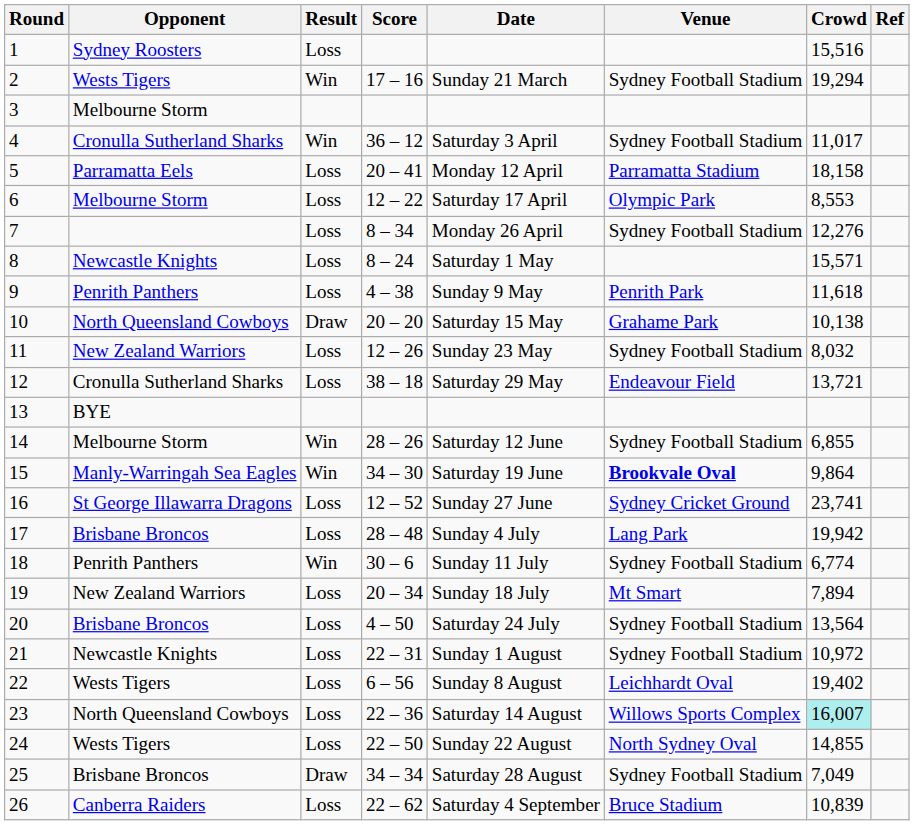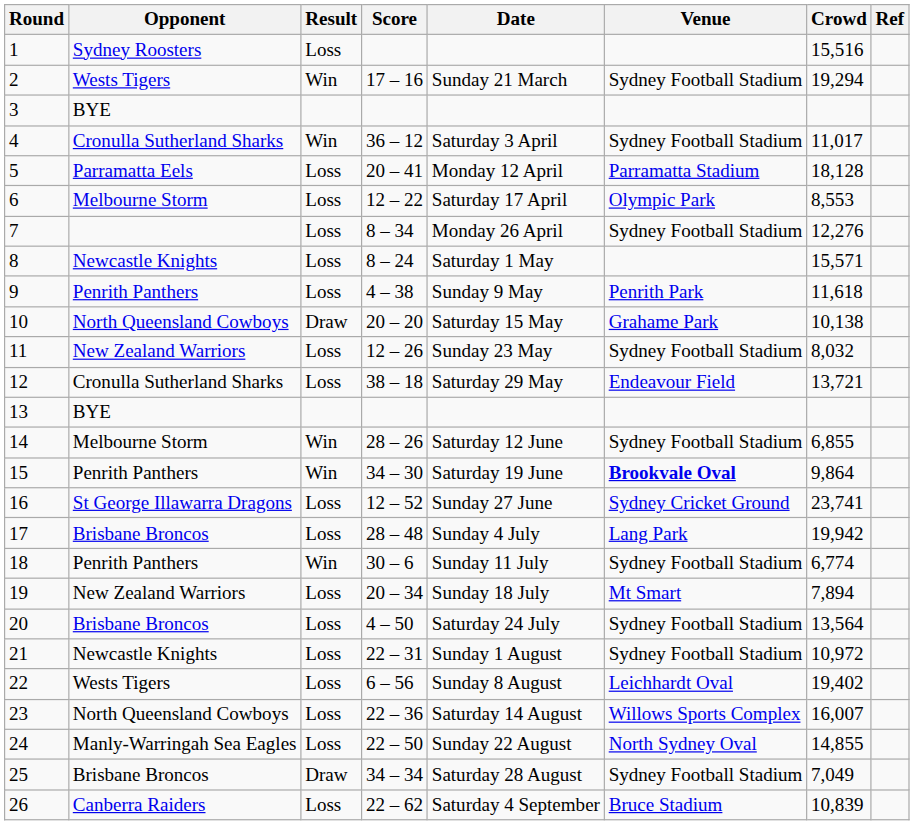(140, 110) Melbourne Storm -> (92, 110) BYE
(837, 170) 18,158 -> (837, 170) 18,128
(185, 472) Manly-Warringah Sea Eagles -> (135, 472) Penrith Panthers
(837, 714) paleturquoise background -> (837, 714) no background
(121, 744) Wests Tigers -> (185, 744) Manly-Warringah Sea Eagles
